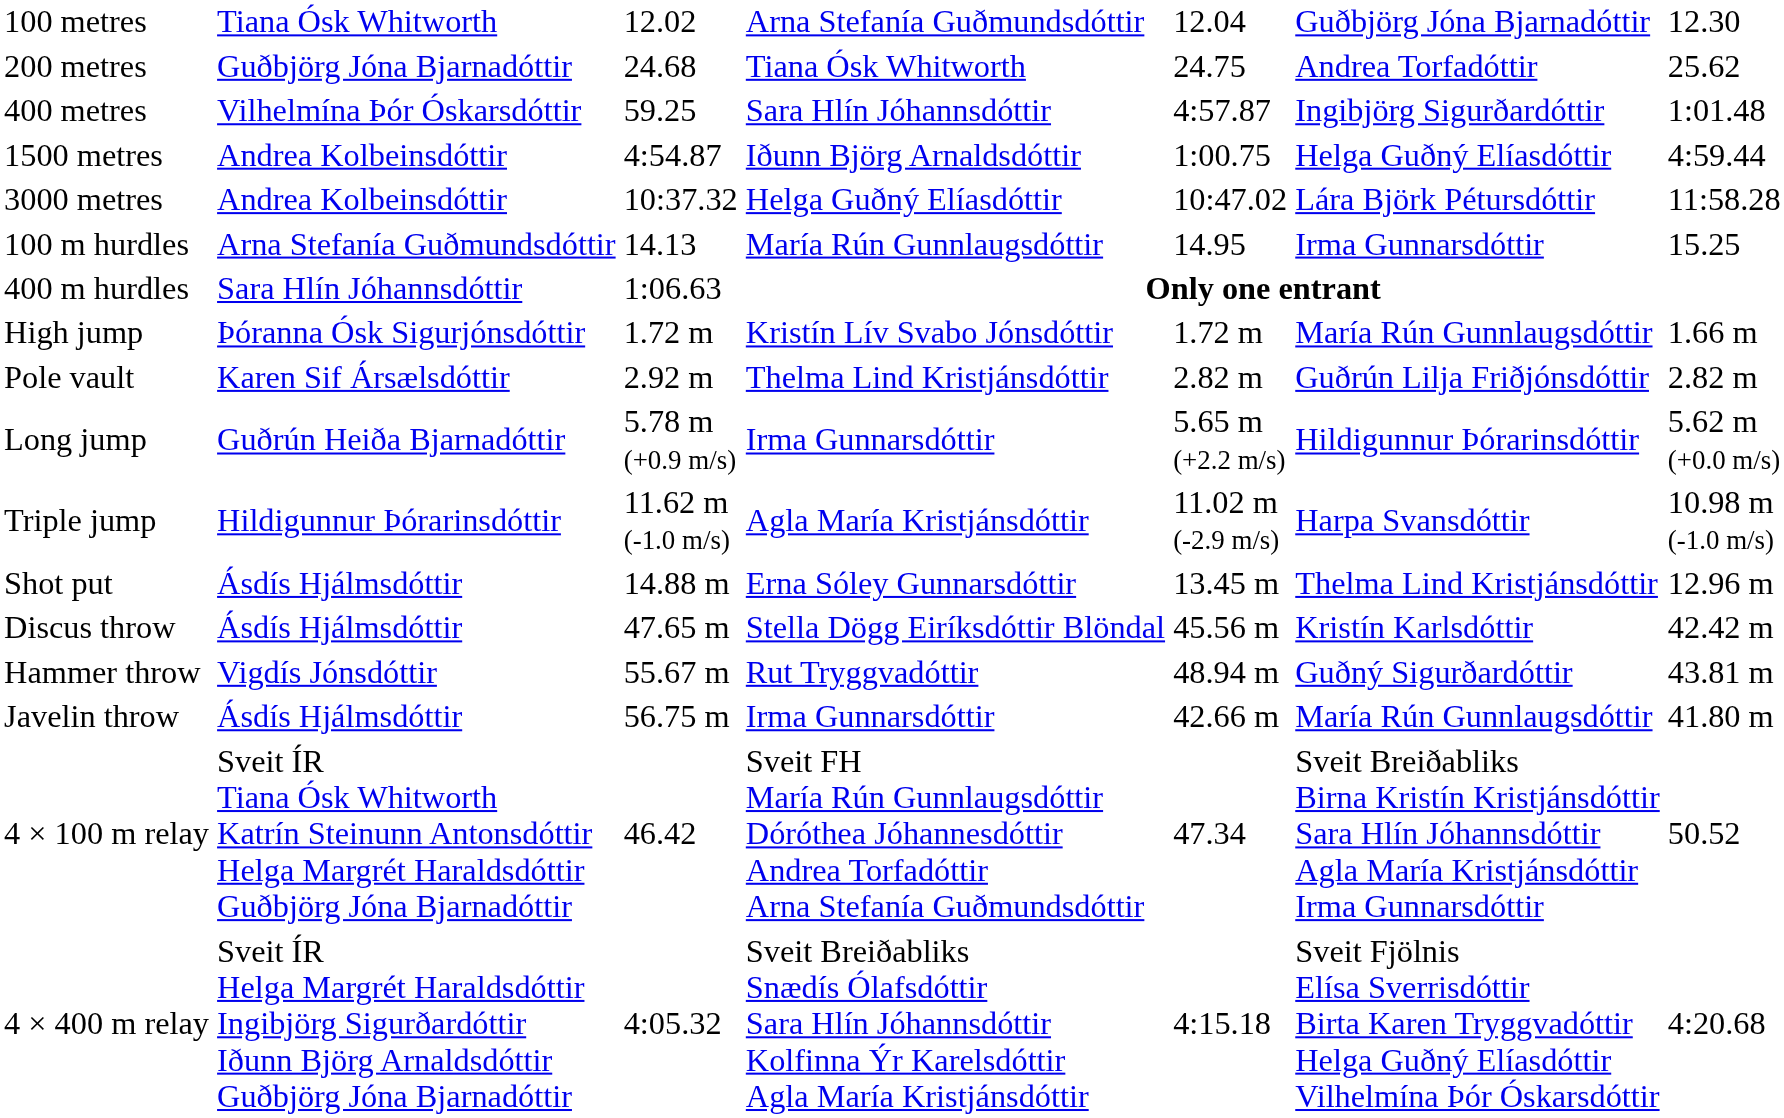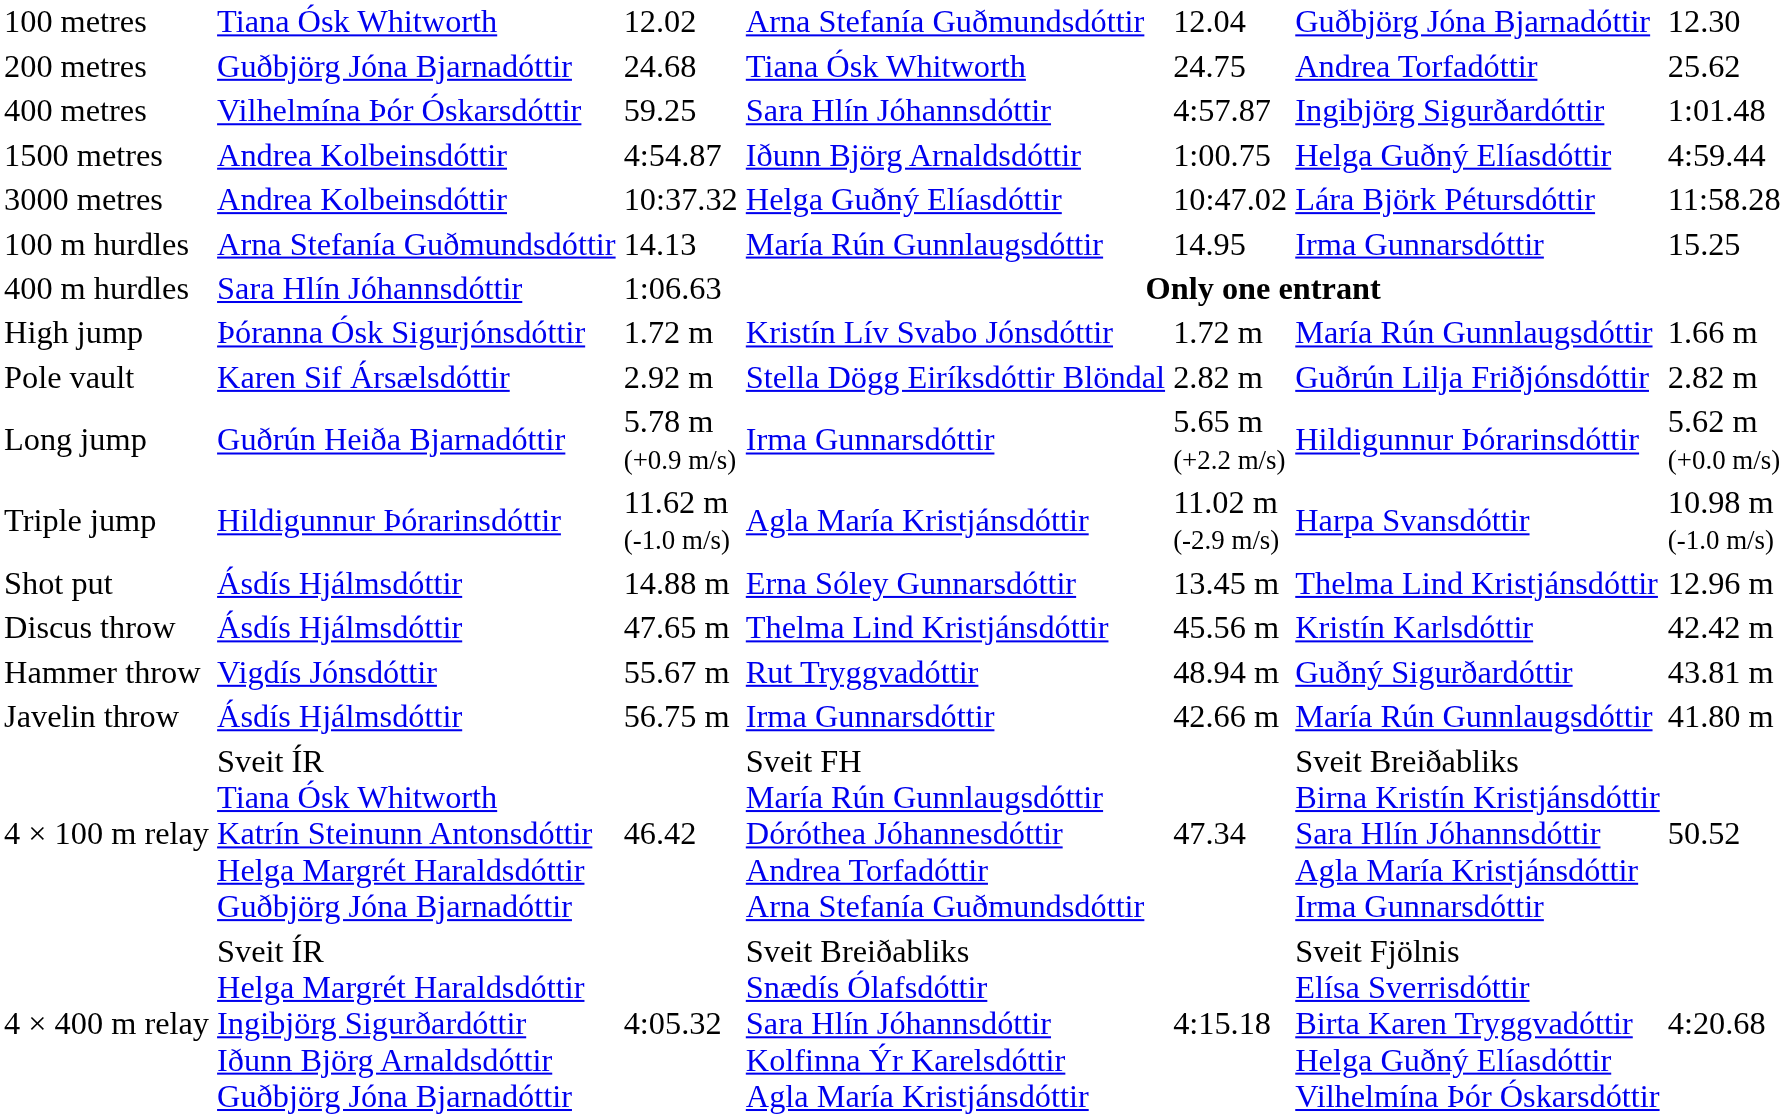(927, 377) Thelma Lind Kristjánsdóttir -> (955, 377) Stella Dögg Eiríksdóttir Blöndal
(955, 627) Stella Dögg Eiríksdóttir Blöndal -> (927, 627) Thelma Lind Kristjánsdóttir
